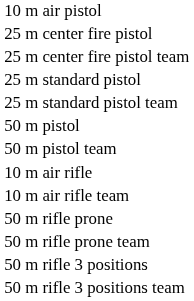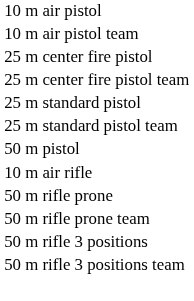+ row: (71, 33)
- row: (60, 149)
- row: (67, 195)
